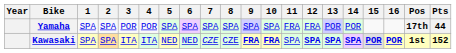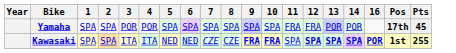- column: (374, 12)
(440, 26) 44 -> (421, 26) 45
(440, 41) 152 -> (421, 41) 255
